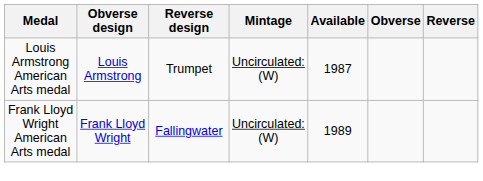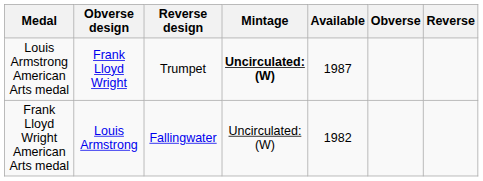(113, 69) Louis Armstrong -> (109, 69) Frank Lloyd Wright
(268, 69) normal -> (265, 69) bold
(113, 131) Frank Lloyd Wright -> (109, 138) Louis Armstrong
(338, 131) 1989 -> (338, 138) 1982
